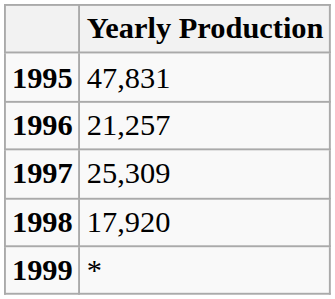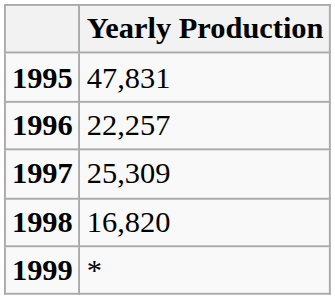(129, 125) 21,257 -> (129, 125) 22,257
(129, 221) 17,920 -> (129, 221) 16,820
